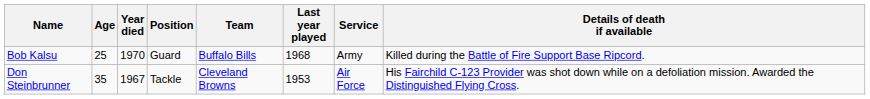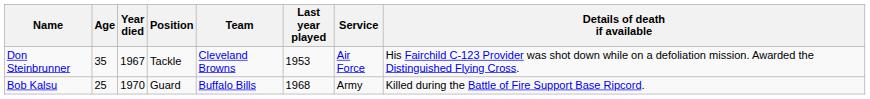rows swapped: (32, 55) <-> (39, 79)
